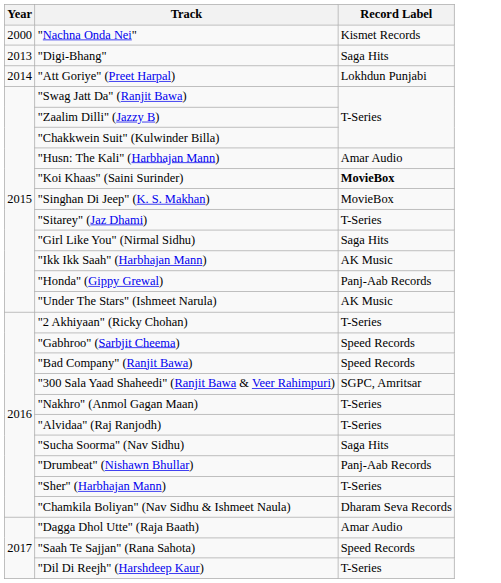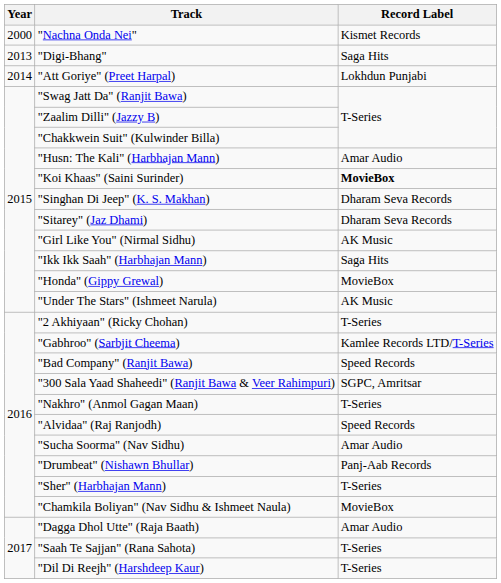(367, 199) MovieBox -> (396, 199) Dharam Seva Records
(361, 219) T-Series -> (396, 219) Dharam Seva Records
(365, 240) Saga Hits -> (367, 240) AK Music
(367, 260) AK Music -> (365, 260) Saga Hits
(386, 281) Panj-Aab Records -> (367, 281) MovieBox
(378, 342) Speed Records -> (417, 342) Kamlee Records LTD/T-Series
(361, 424) T-Series -> (378, 424) Speed Records
(365, 445) Saga Hits -> (372, 445) Amar Audio
(396, 506) Dharam Seva Records -> (367, 506) MovieBox
(378, 547) Speed Records -> (361, 547) T-Series
